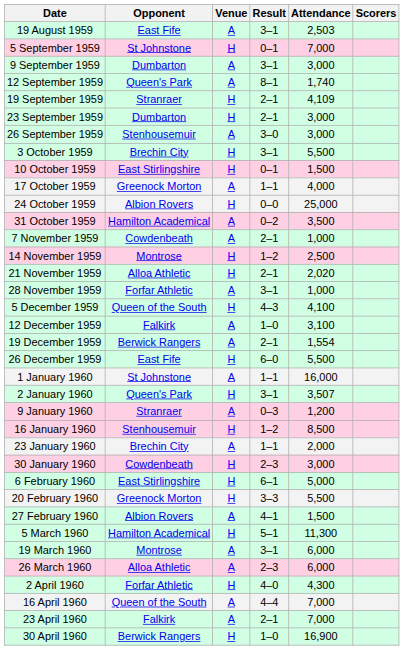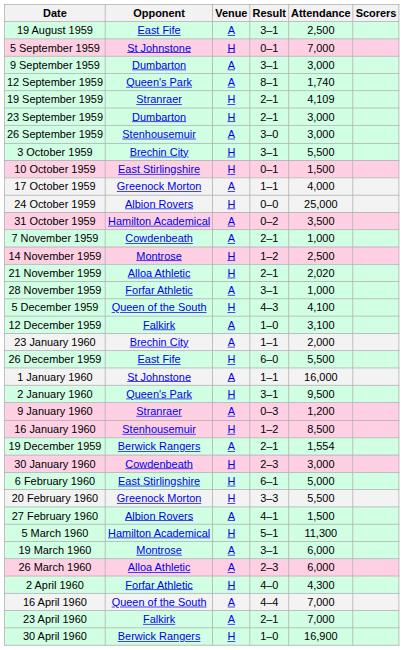(321, 31) 2,503 -> (321, 31) 2,500
rows swapped: (55, 342) <-> (55, 446)
(321, 394) 3,507 -> (321, 394) 9,500
